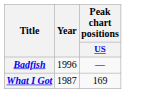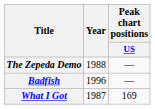+ row: (44, 65)
